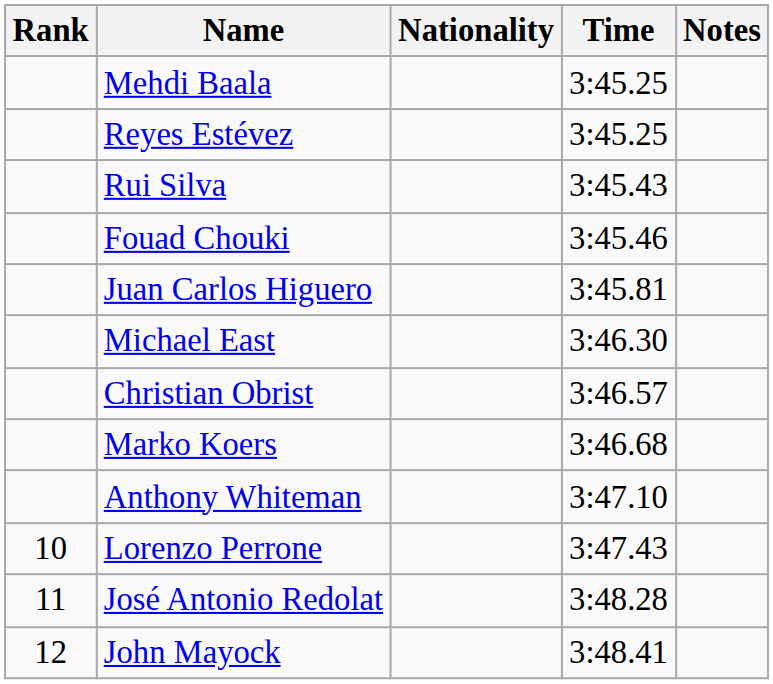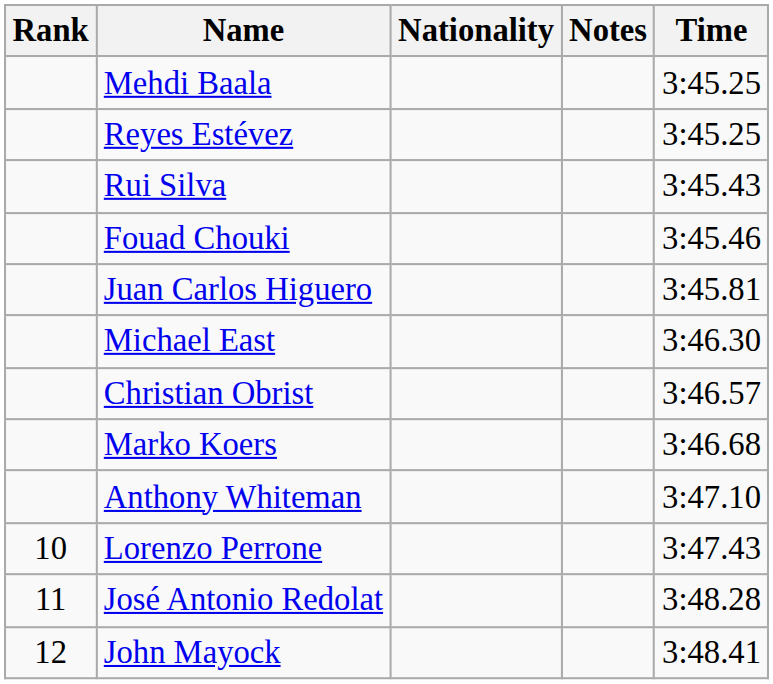columns swapped: (619, 30) <-> (722, 30)
